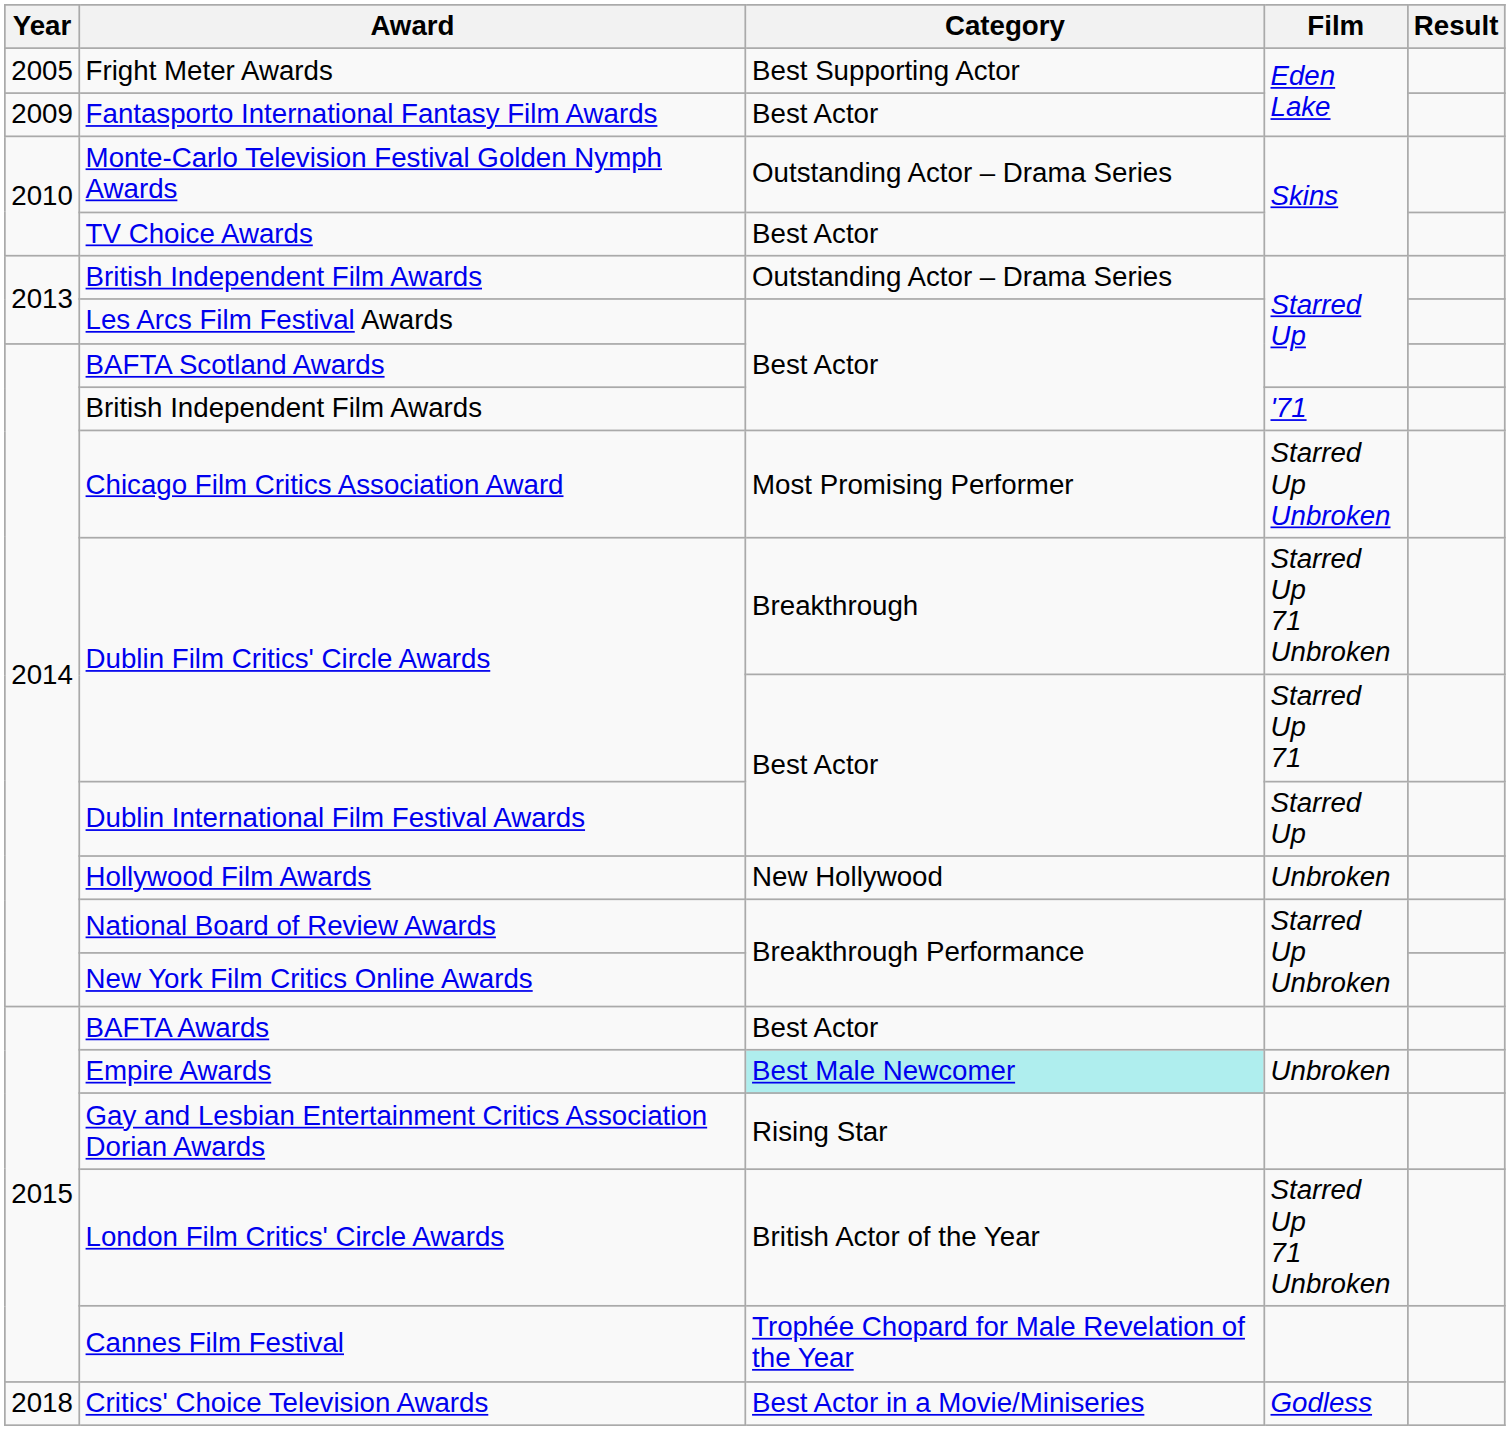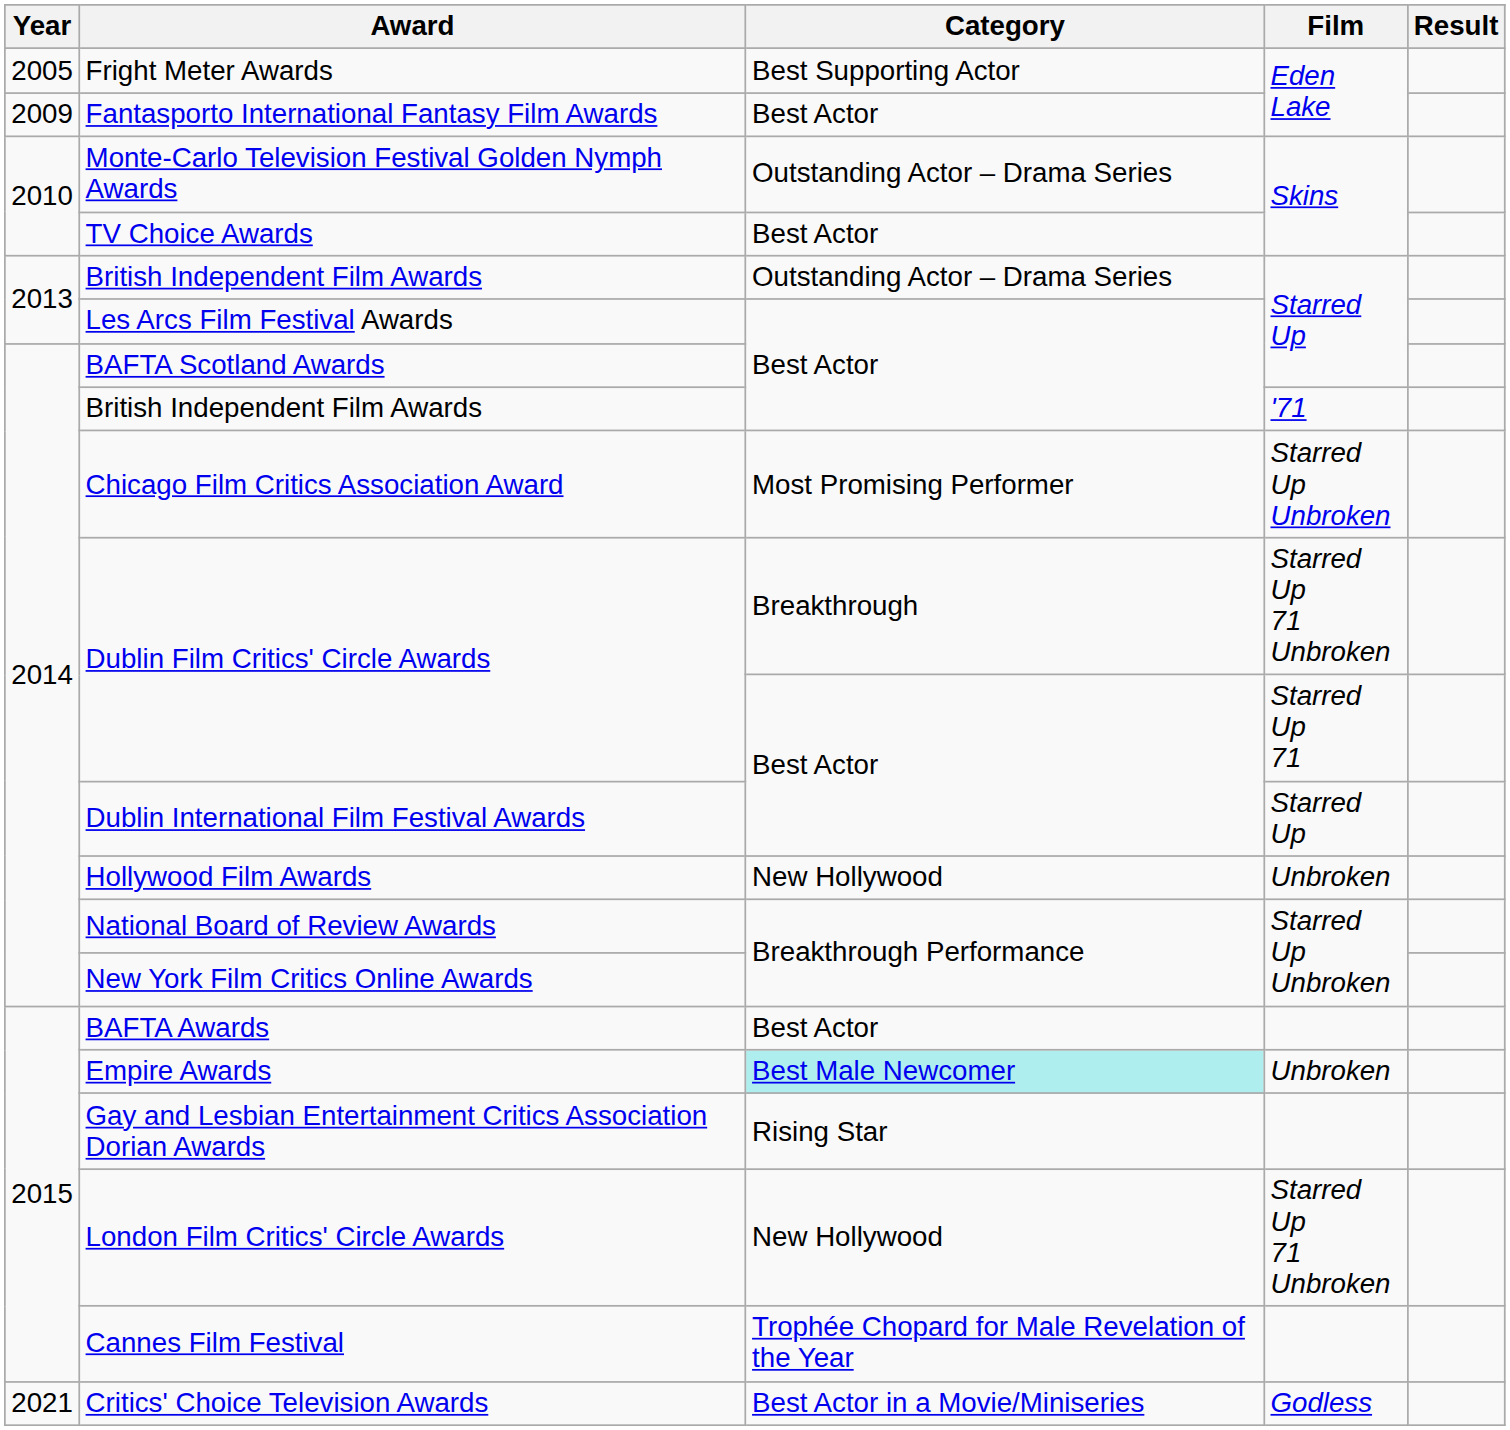(896, 1237) British Actor of the Year -> (847, 1237) New Hollywood
(42, 1402) 2018 -> (42, 1402) 2021
